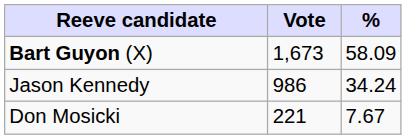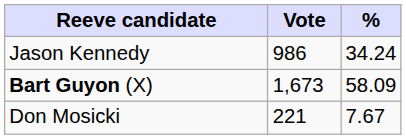rows swapped: (81, 52) <-> (79, 85)
